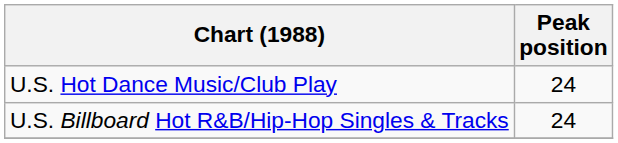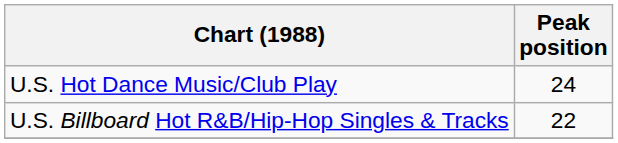(563, 120) 24 -> (563, 120) 22
